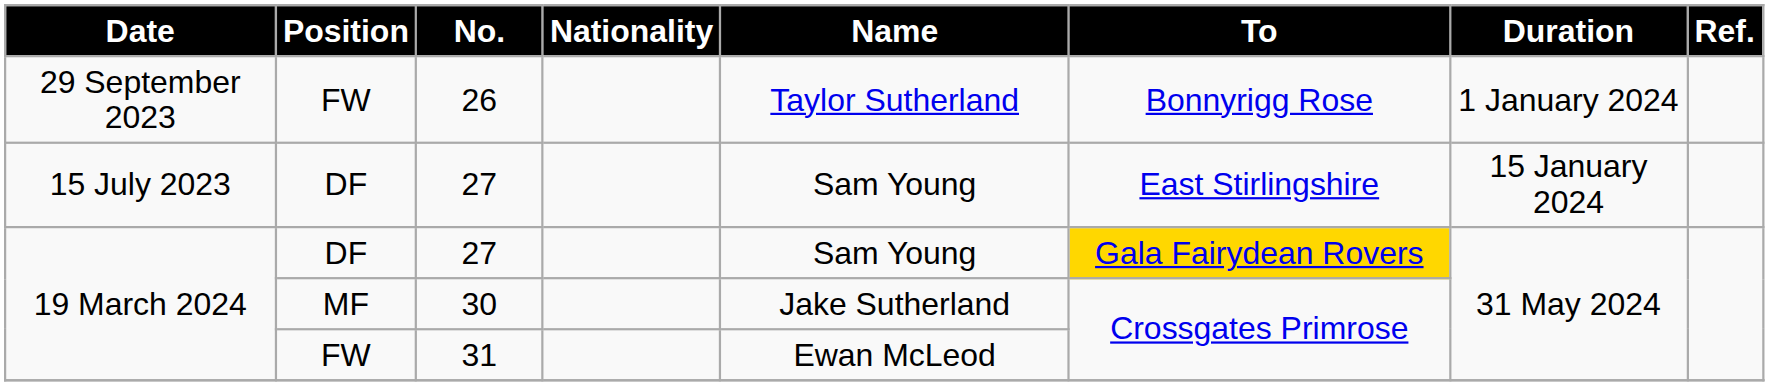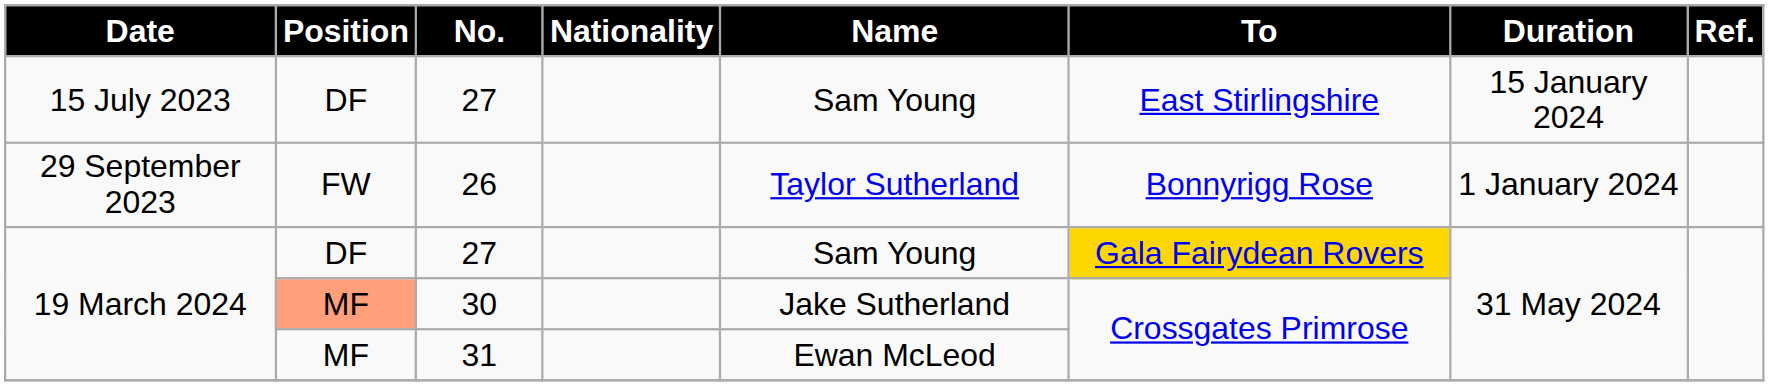rows swapped: (140, 185) <-> (140, 99)
(346, 304) no background -> (346, 304) lightsalmon background
(346, 354) FW -> (346, 354) MF
